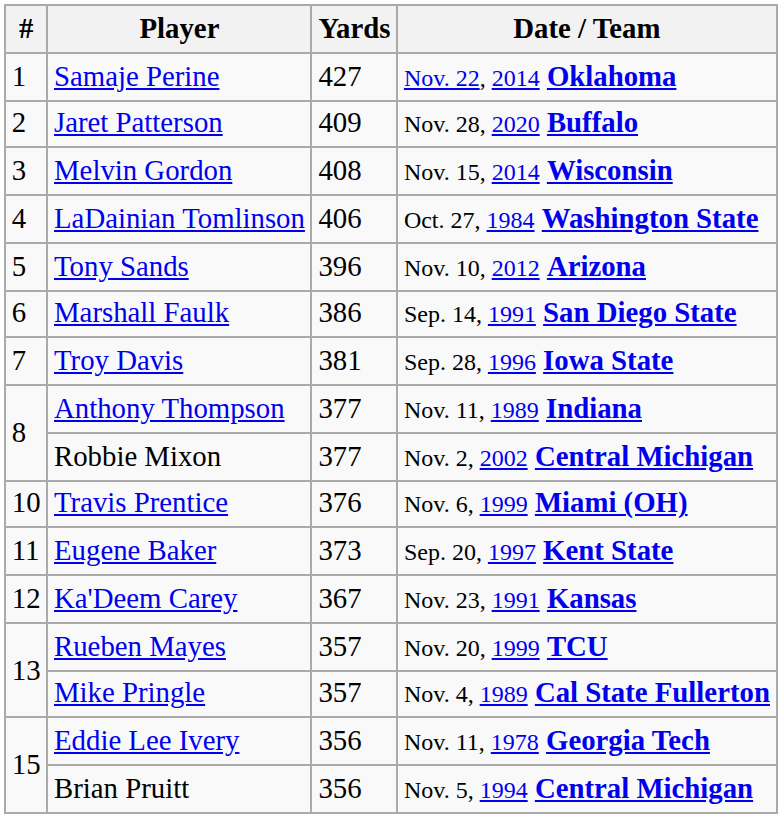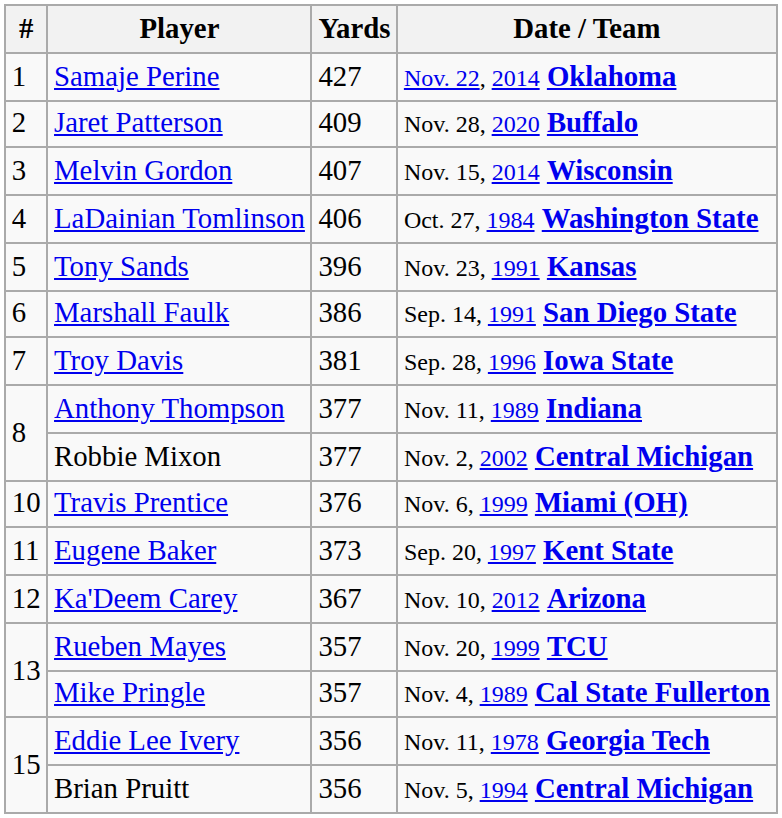(340, 171) 408 -> (340, 171) 407
(525, 266) Nov. 10, 2012 Arizona -> (520, 266) Nov. 23, 1991 Kansas
(520, 598) Nov. 23, 1991 Kansas -> (525, 598) Nov. 10, 2012 Arizona
